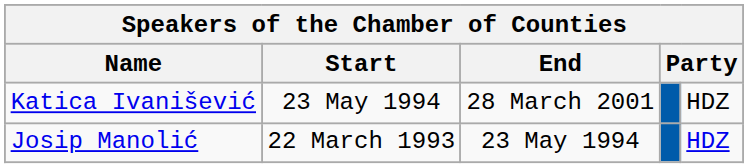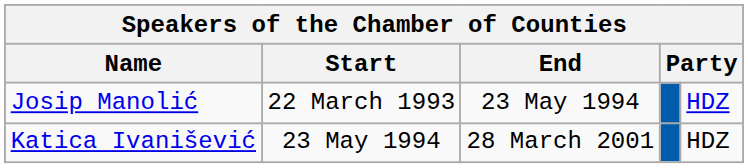rows swapped: (104, 142) <-> (133, 103)
